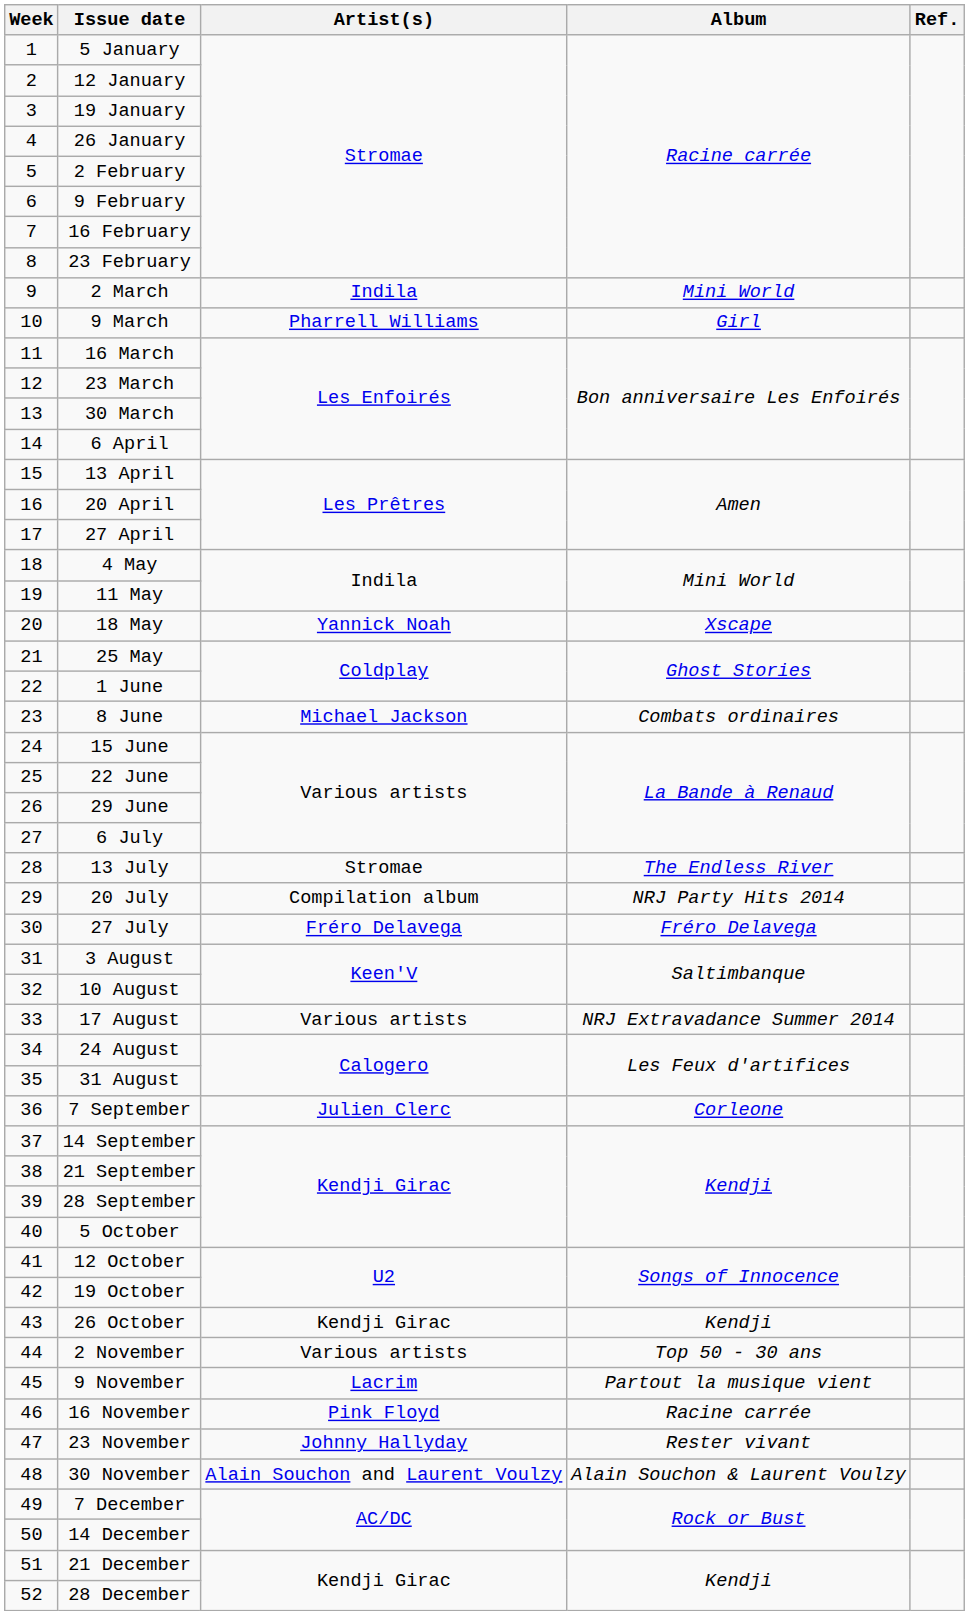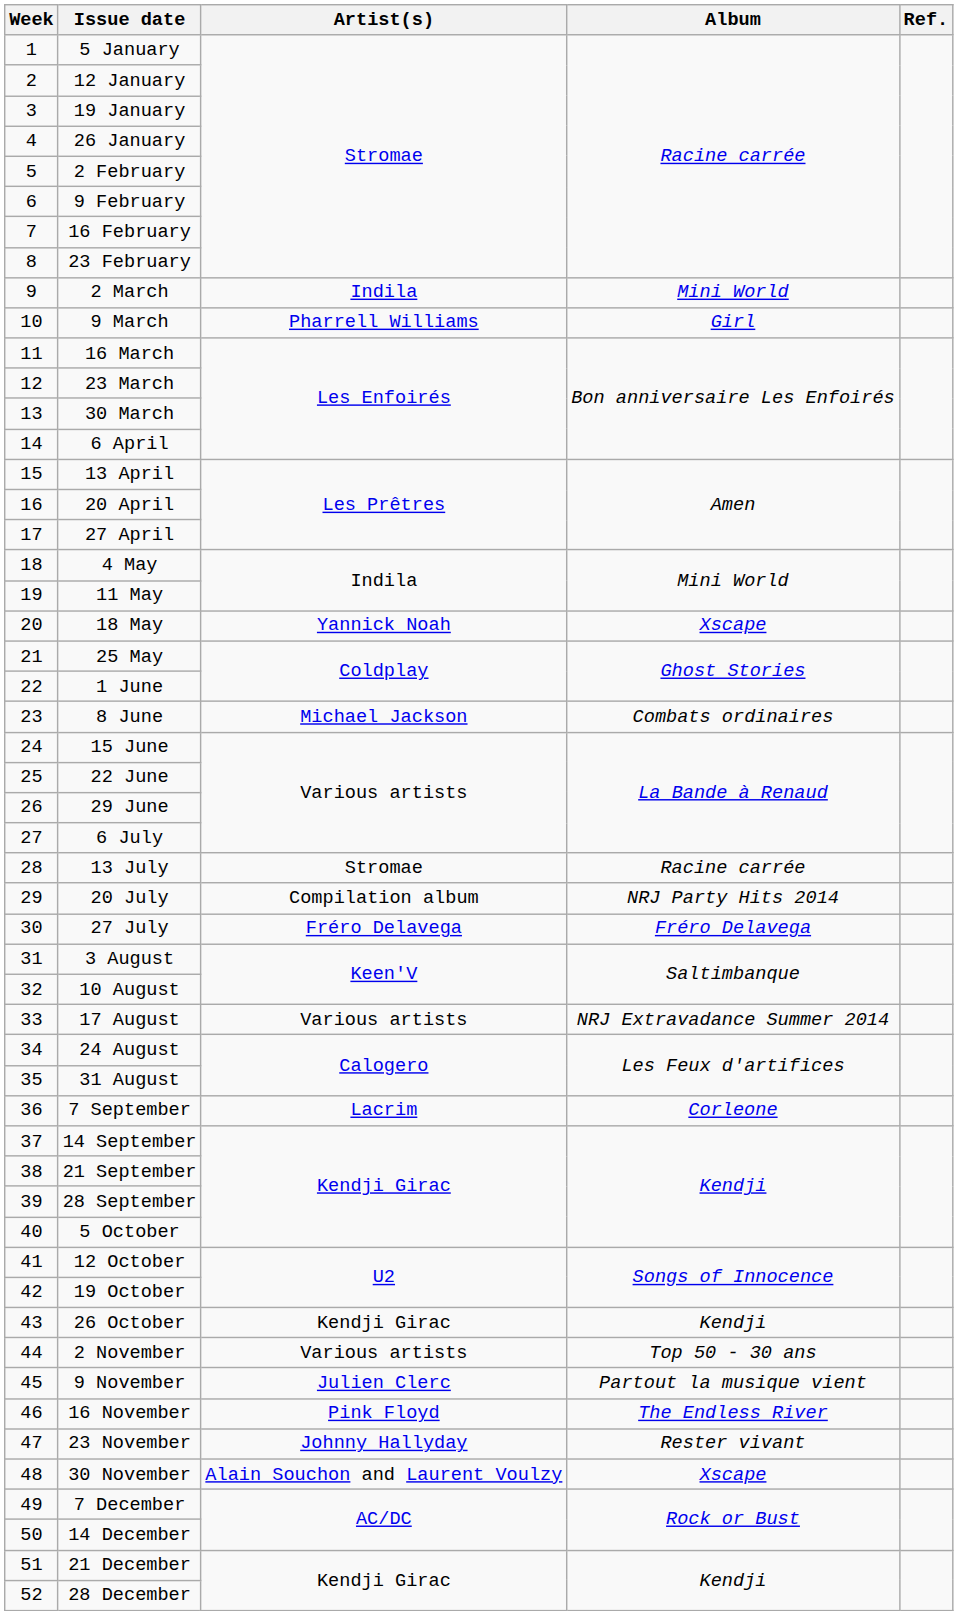(739, 868) The Endless River -> (733, 868) Racine carrée
(384, 1111) Julien Clerc -> (384, 1111) Lacrim
(384, 1383) Lacrim -> (384, 1383) Julien Clerc
(739, 1414) Racine carrée -> (733, 1414) The Endless River
(739, 1474) Alain Souchon & Laurent Voulzy -> (733, 1474) Xscape
